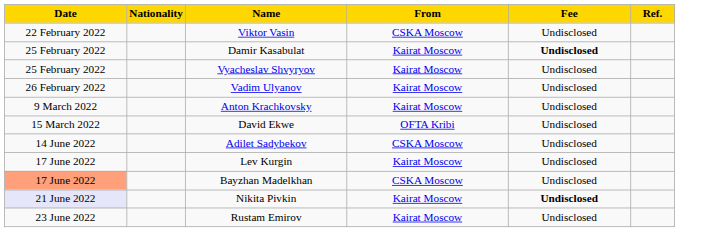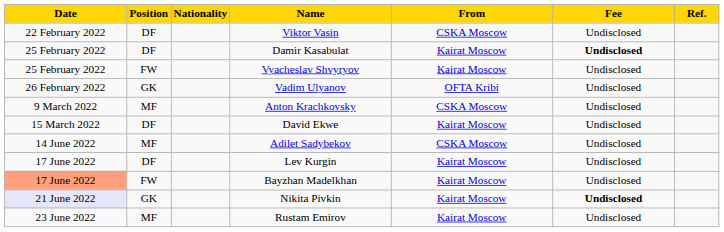+ column: (149, 14)
(427, 88) Kairat Moscow -> (472, 88) OFTA Kribi
(427, 106) Kairat Moscow -> (472, 106) CSKA Moscow
(427, 125) OFTA Kribi -> (472, 125) Kairat Moscow
(427, 180) CSKA Moscow -> (472, 180) Kairat Moscow
